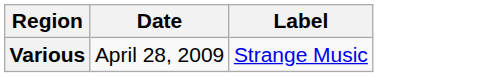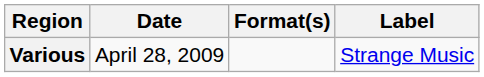+ column: (282, 21)
